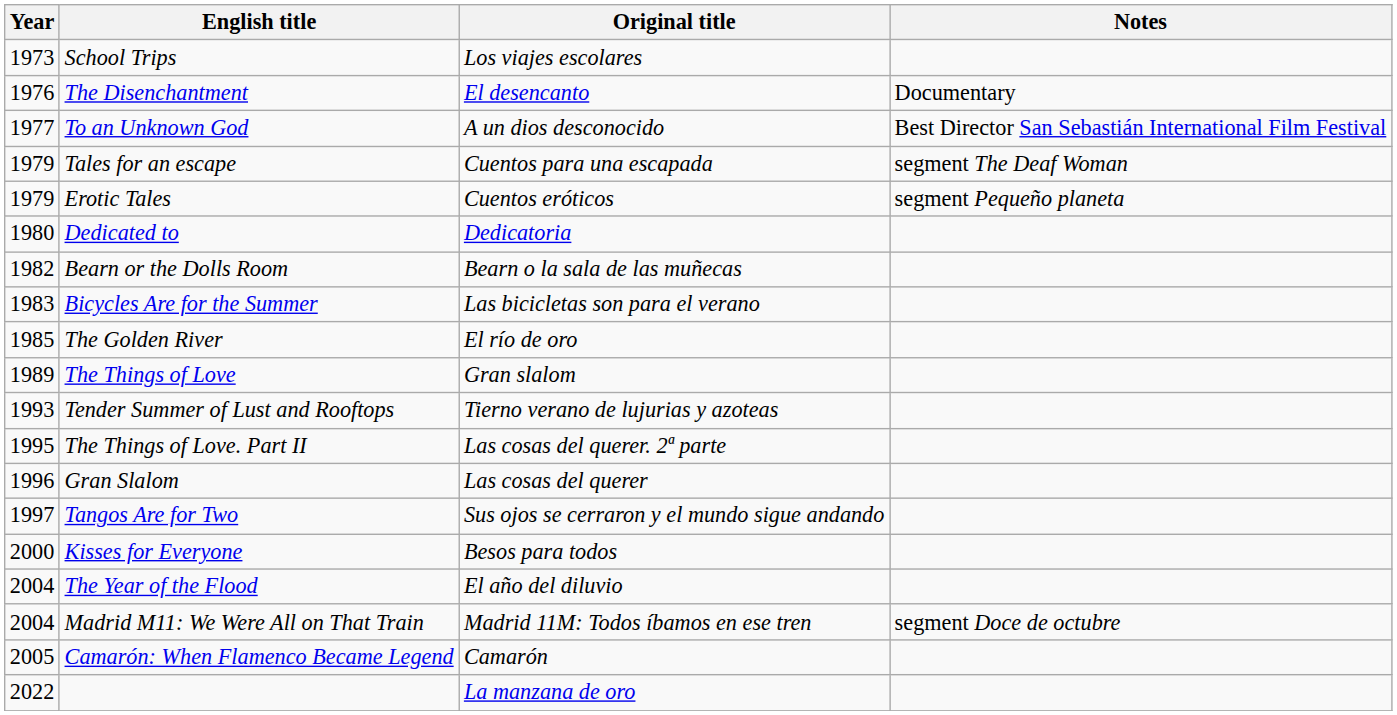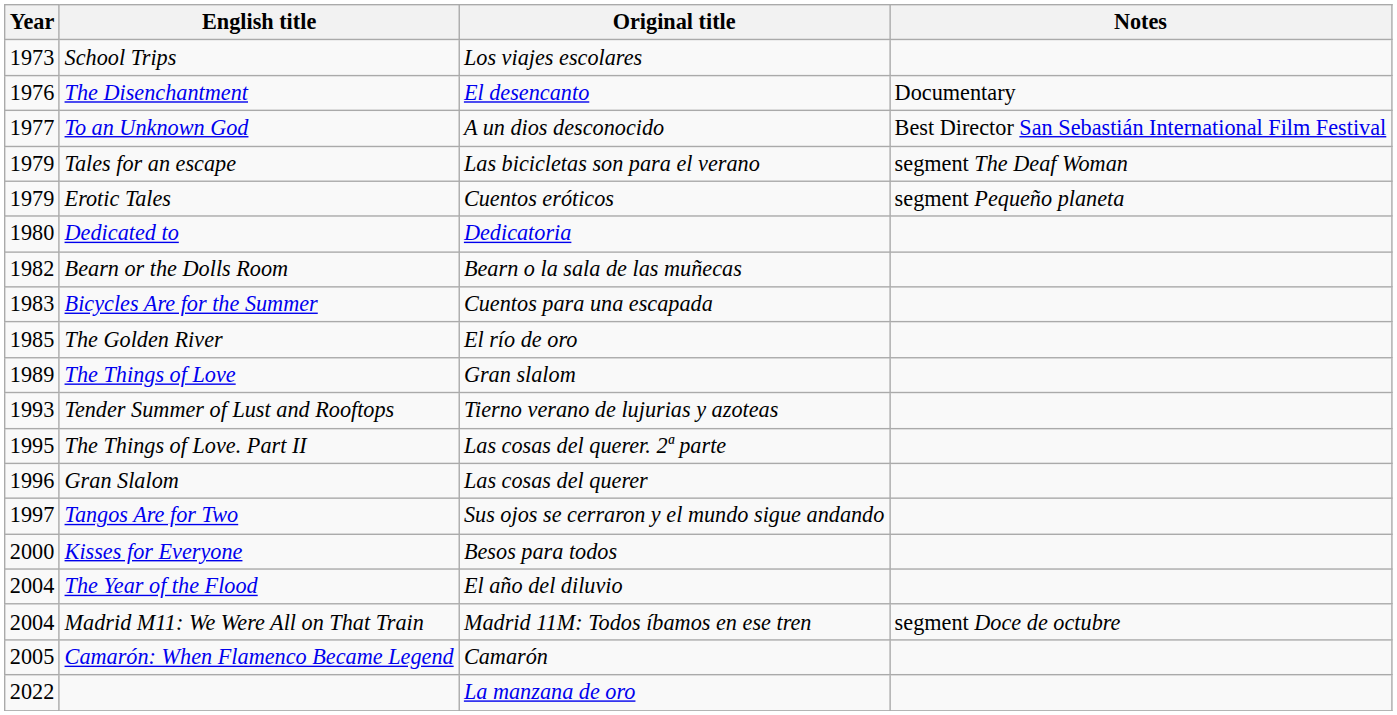(588, 163) Cuentos para una escapada -> (612, 163) Las bicicletas son para el verano
(612, 304) Las bicicletas son para el verano -> (588, 304) Cuentos para una escapada
